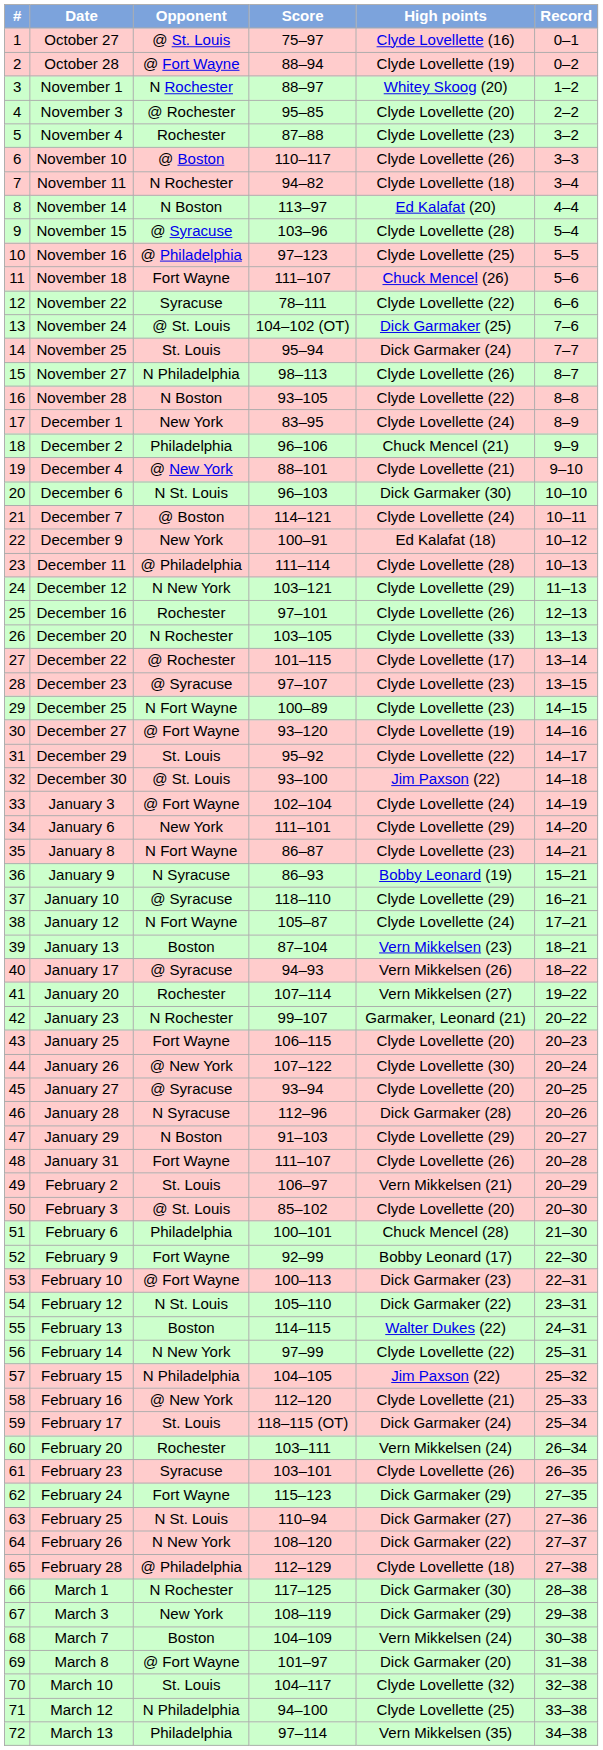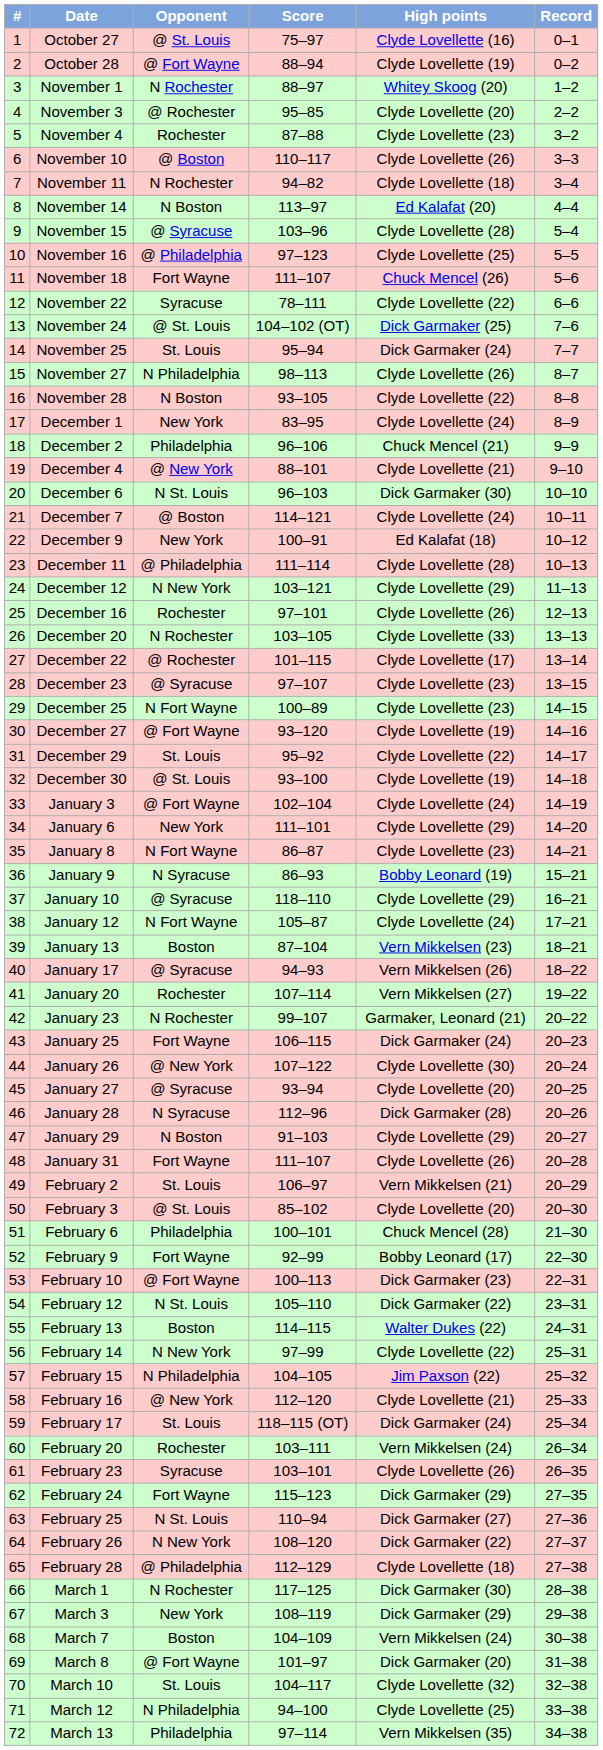(446, 779) Jim Paxson (22) -> (446, 779) Clyde Lovellette (19)
(446, 1042) Clyde Lovellette (20) -> (446, 1042) Dick Garmaker (24)
